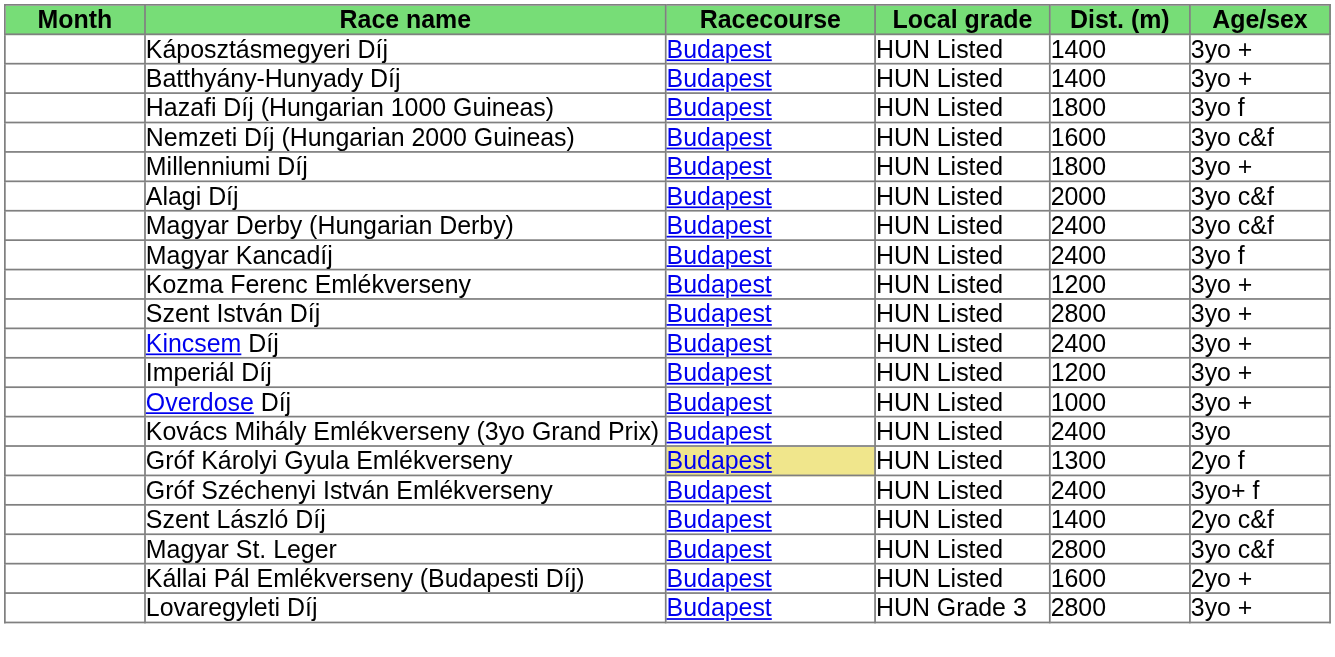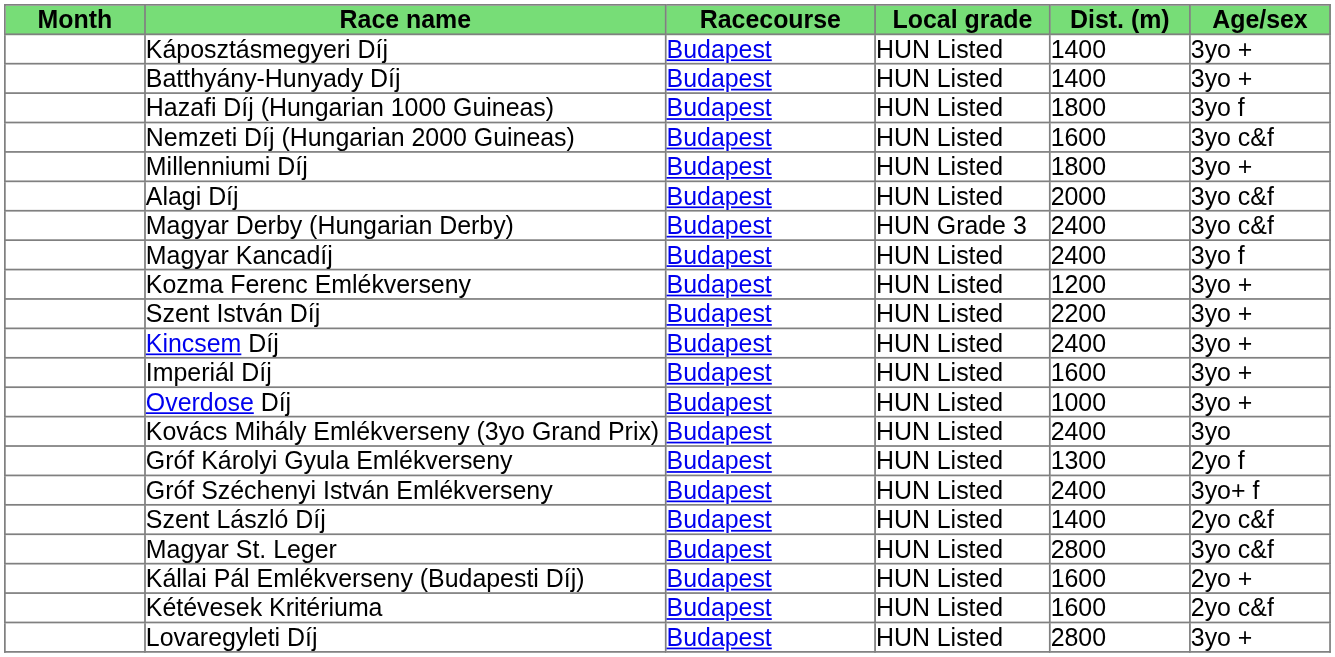(940, 225) HUN Listed -> (951, 225) HUN Grade 3
(1078, 314) 2800 -> (1078, 314) 2200
(1078, 372) 1200 -> (1078, 372) 1600
(719, 461) khaki background -> (719, 461) no background
+ row: (264, 608)
(951, 608) HUN Grade 3 -> (940, 637) HUN Listed
